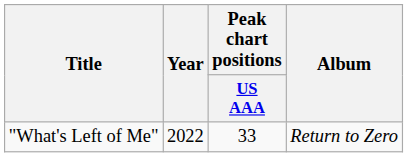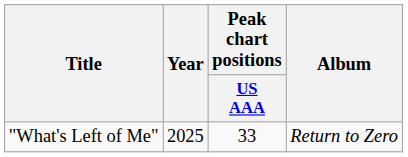(185, 136) 2022 -> (185, 136) 2025
